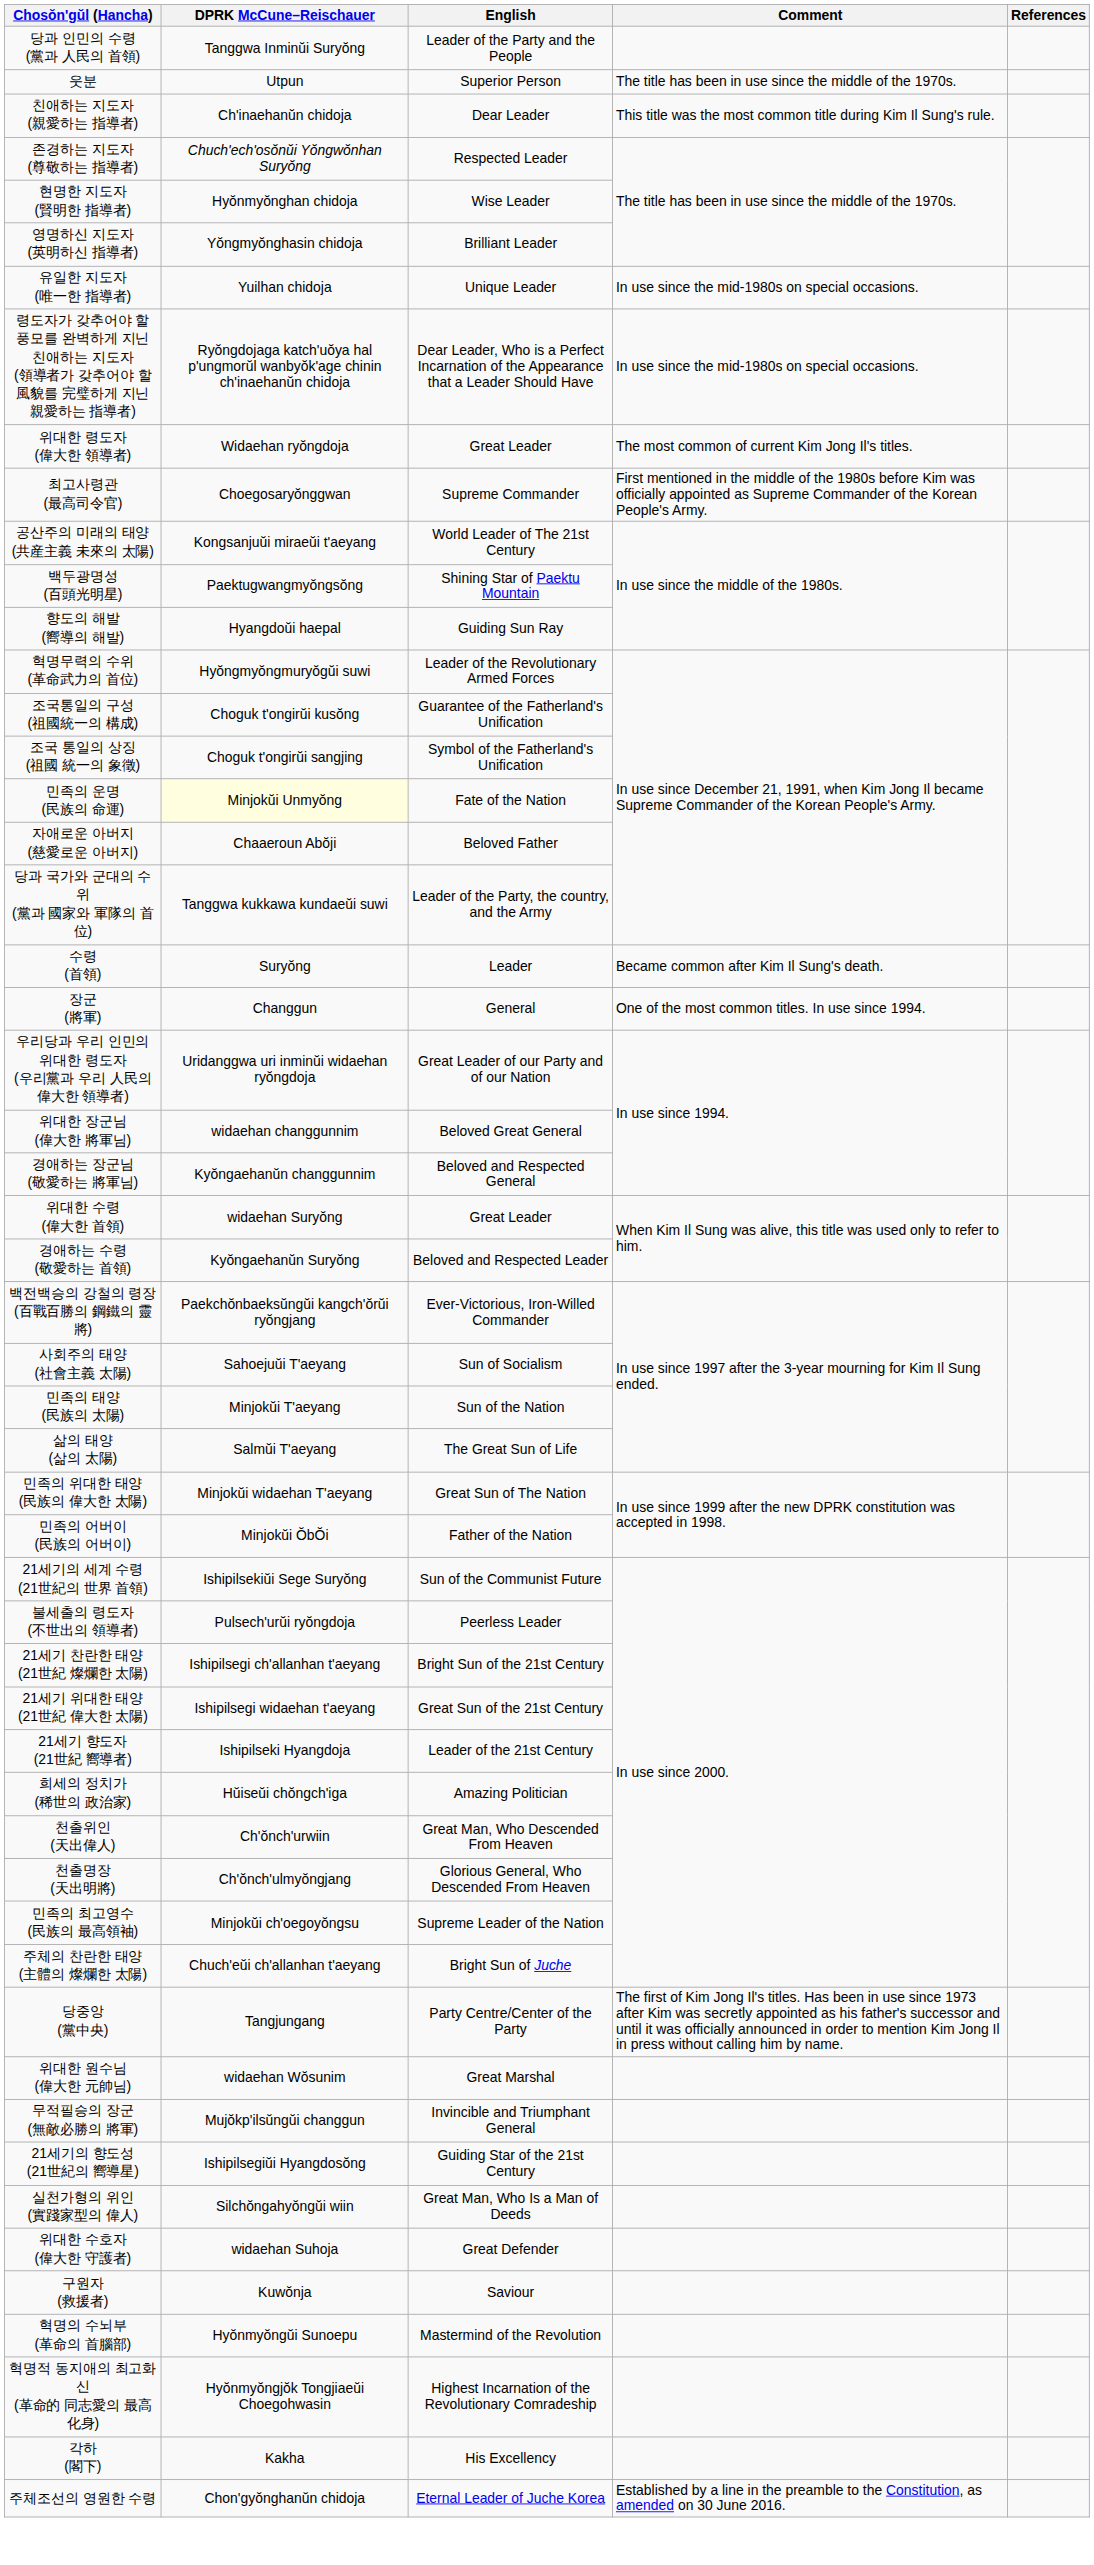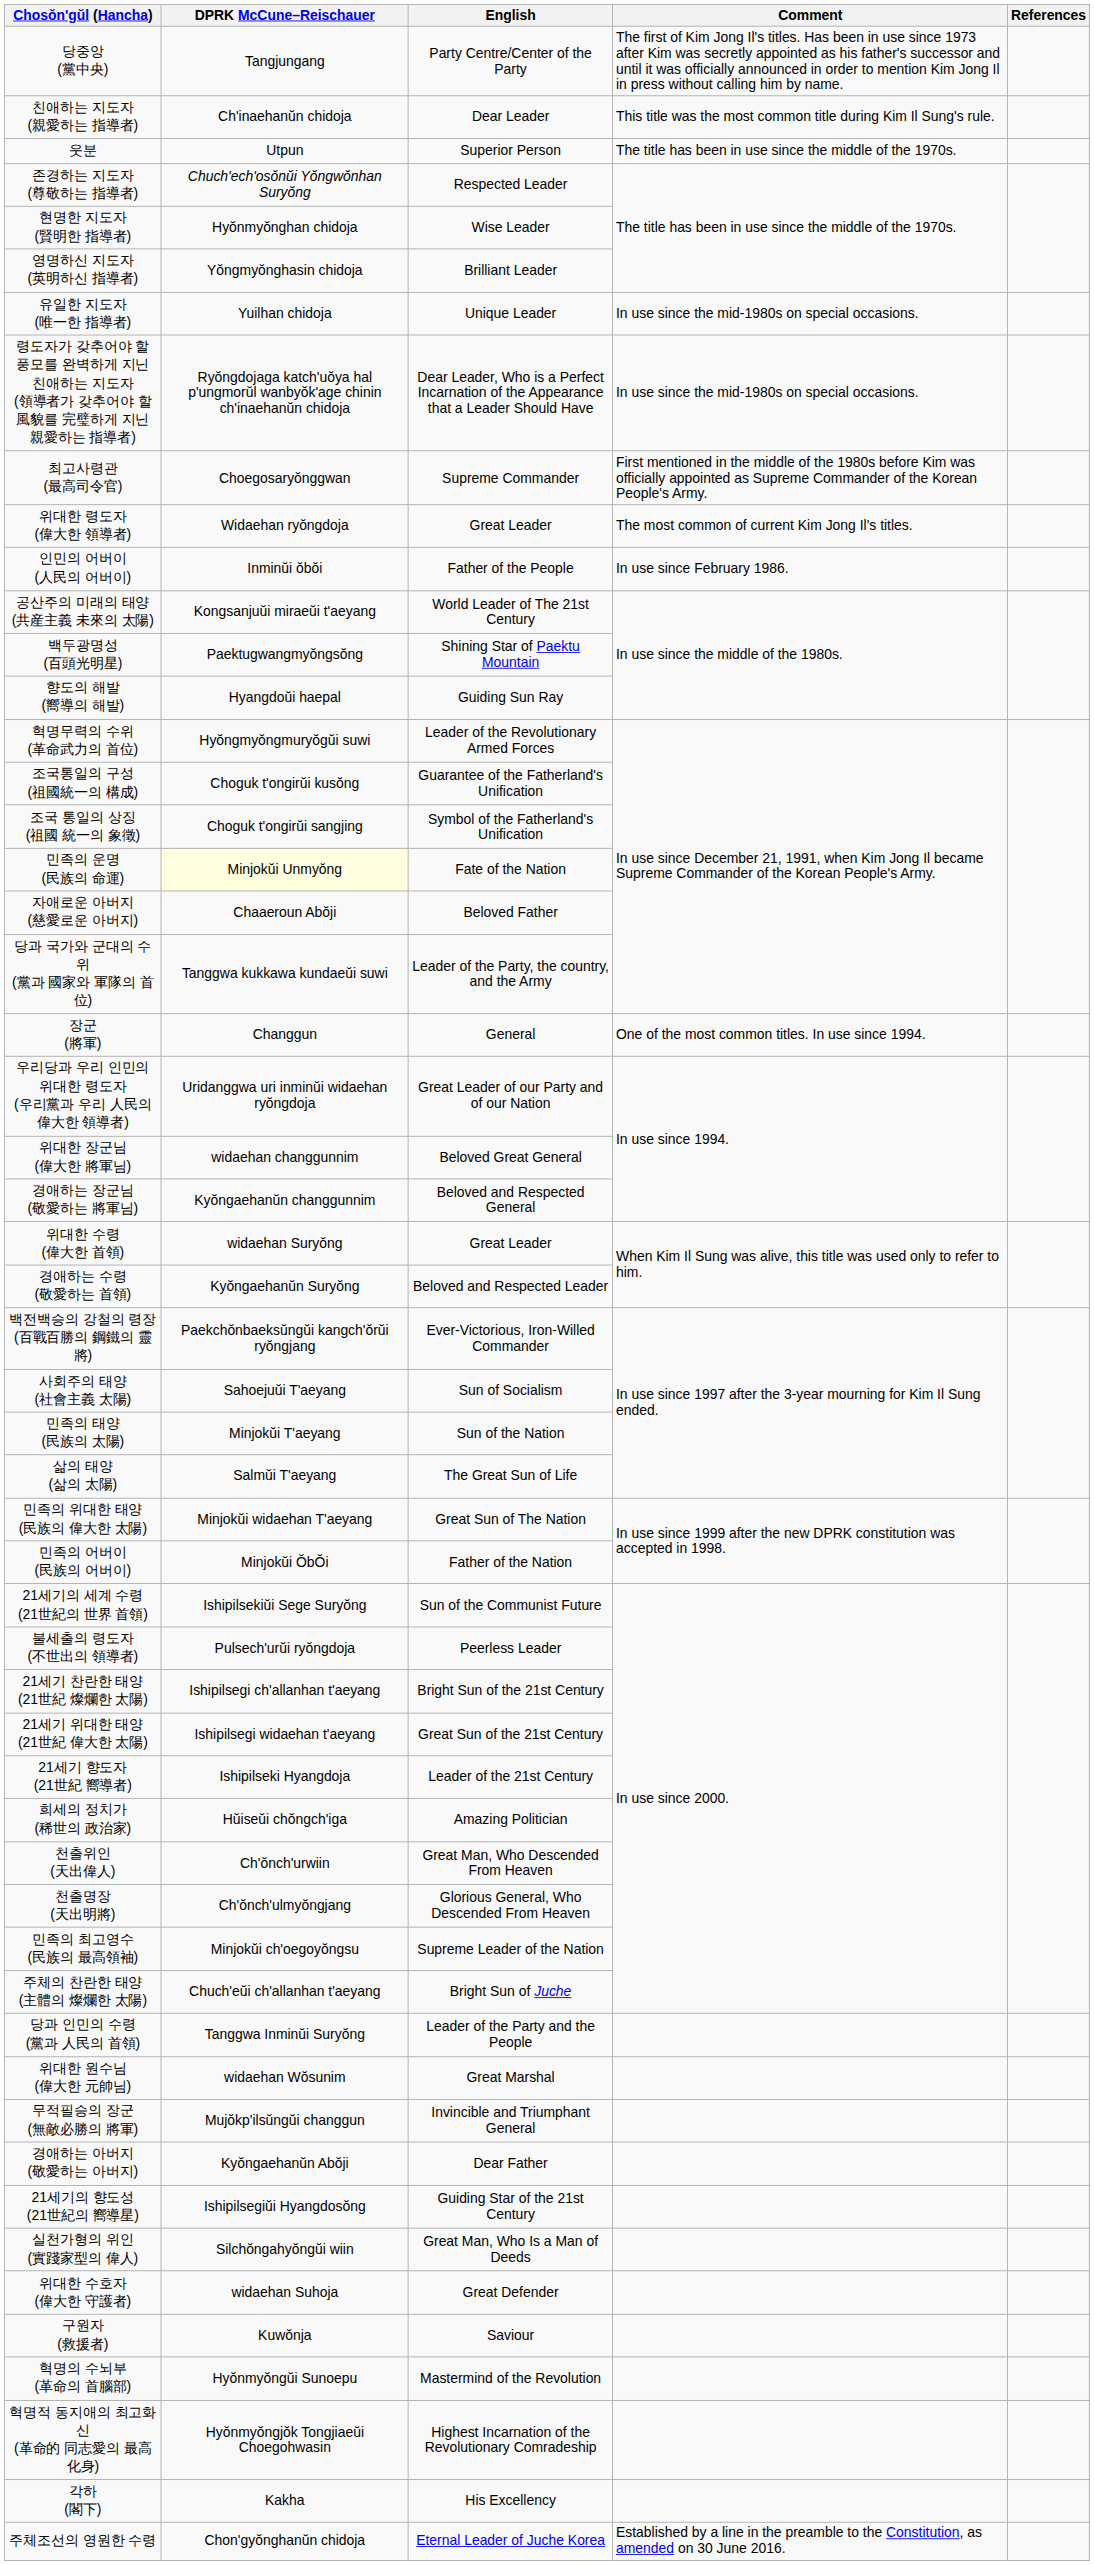rows swapped: (83, 2021) <-> (83, 47)
rows swapped: (83, 81) <-> (83, 115)
rows swapped: (83, 494) <-> (83, 446)
+ row: (83, 568)
- row: (83, 965)
+ row: (83, 2163)
